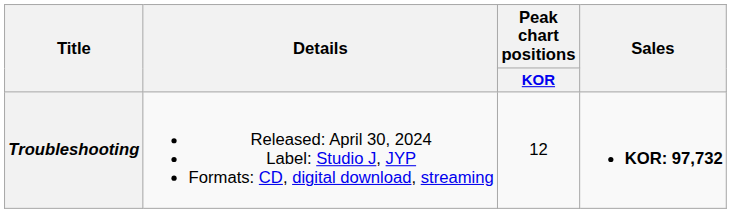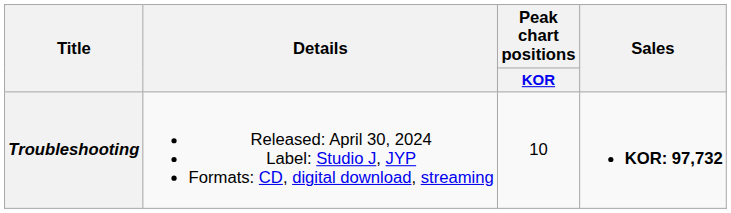(538, 149) 12 -> (538, 149) 10
